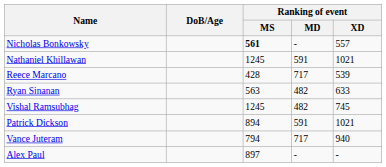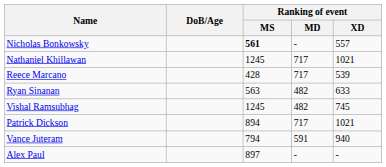(301, 59) 591 -> (301, 59) 717
(301, 123) 591 -> (301, 123) 717
(301, 138) 717 -> (301, 138) 591
